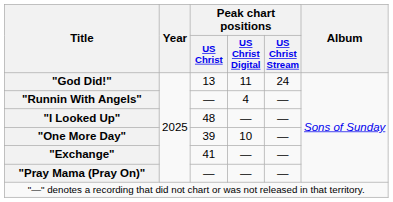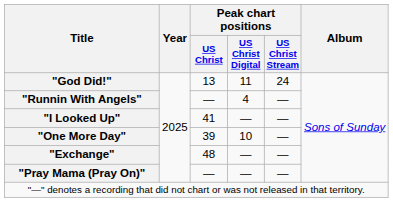(209, 118) 48 -> (209, 118) 41
(209, 154) 41 -> (209, 154) 48
